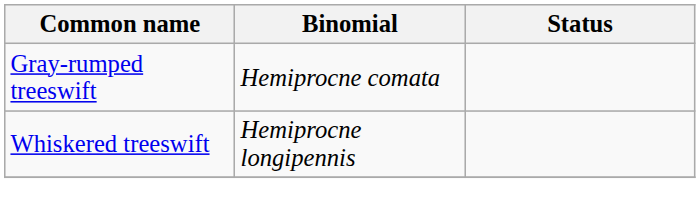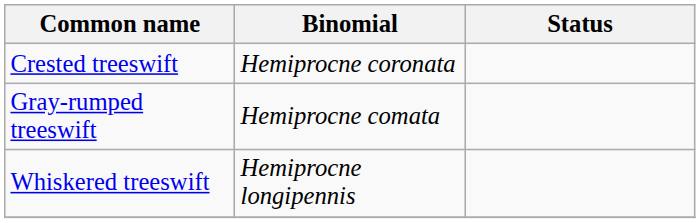+ row: (94, 63)
